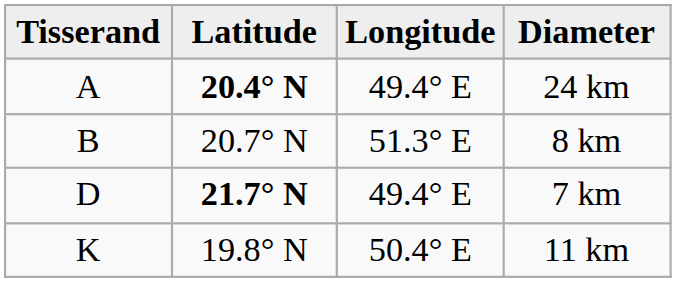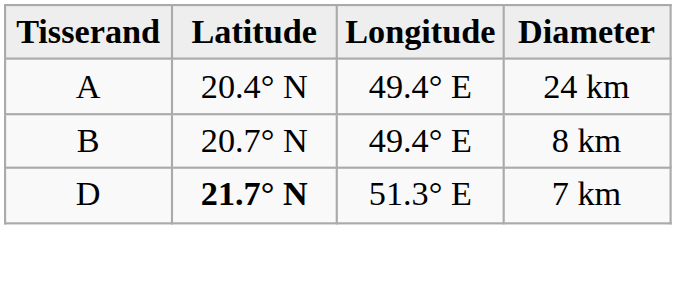(254, 85) bold -> (254, 85) normal
(420, 140) 51.3° E -> (420, 140) 49.4° E
(420, 194) 49.4° E -> (420, 194) 51.3° E
- row: (586, 248)
